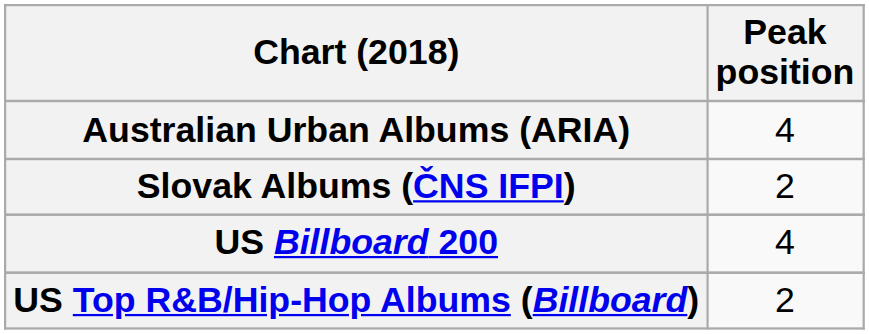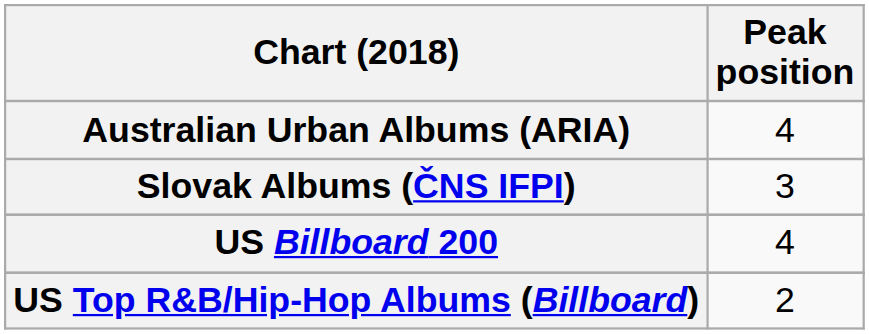(785, 186) 2 -> (785, 186) 3
